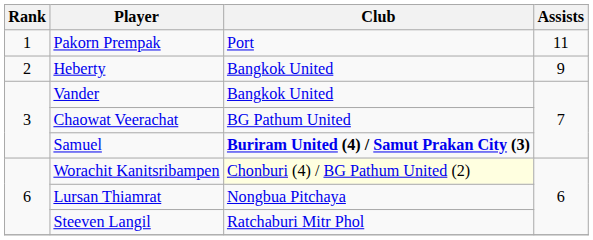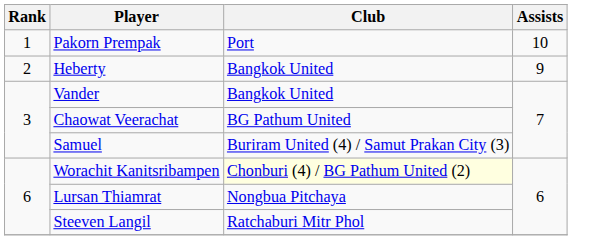(561, 42) 11 -> (540, 42) 10
(378, 145) bold -> (368, 145) normal
